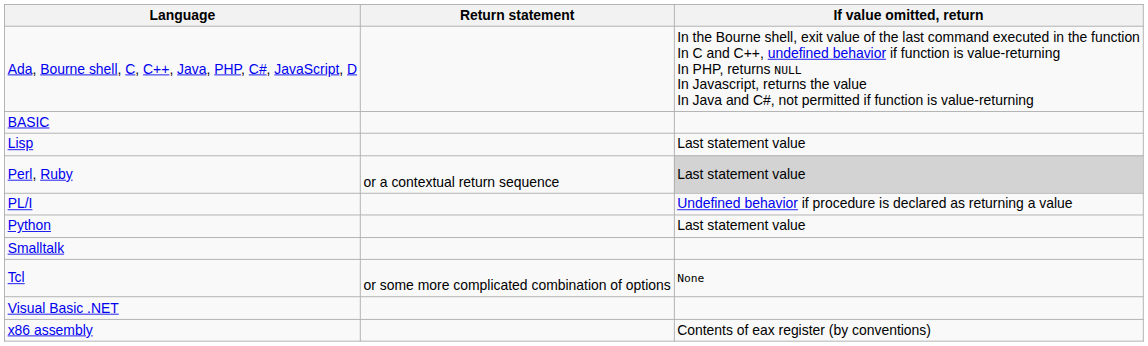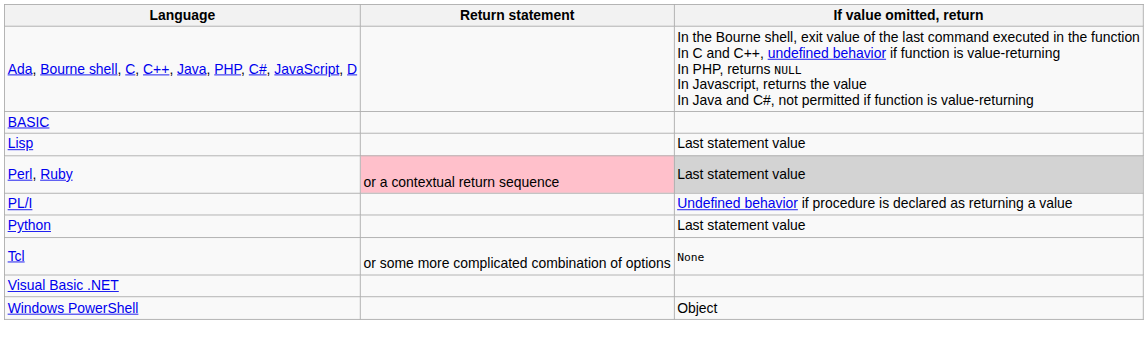(461, 182) no background -> (461, 182) pink background
- row: (36, 248)
+ row: (73, 308)
- row: (50, 330)
